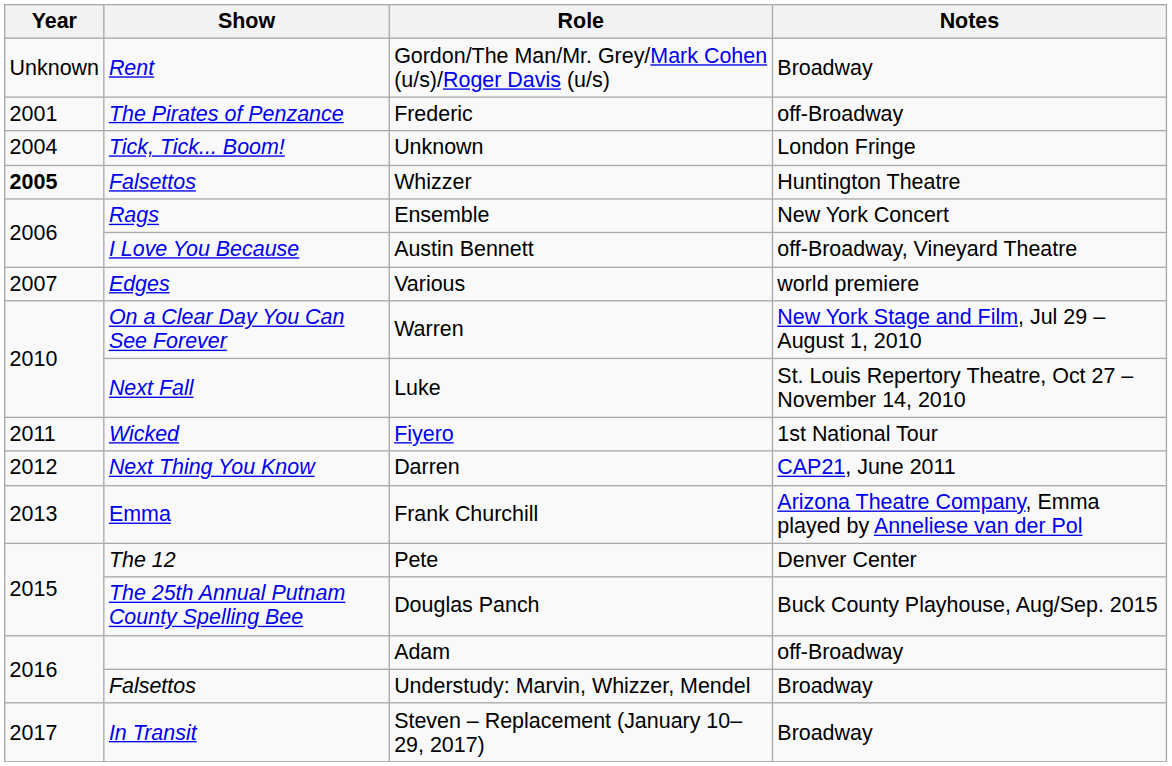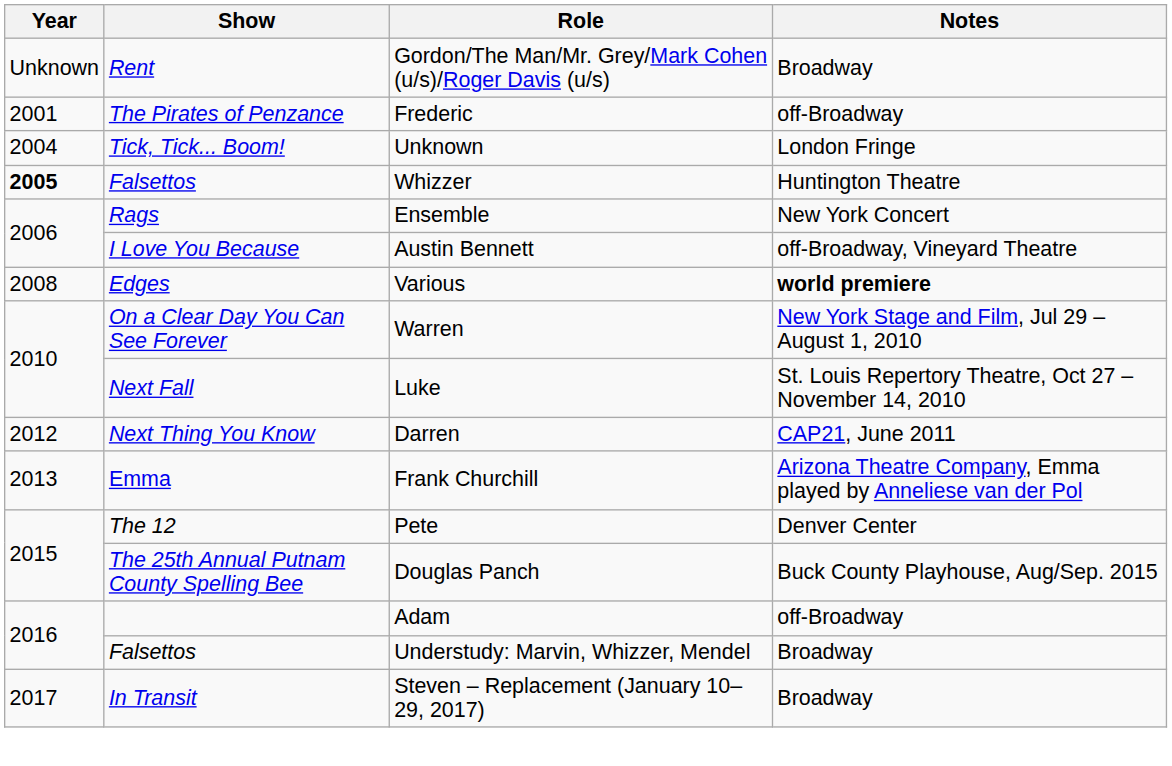(33, 283) 2007 -> (33, 283) 2008
(848, 283) normal -> (854, 283) bold
- row: (424, 433)
